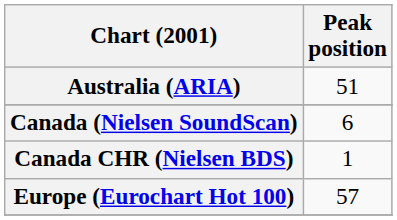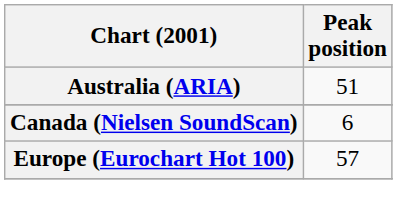- row: (154, 159)
